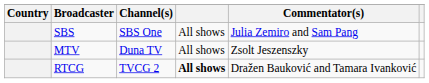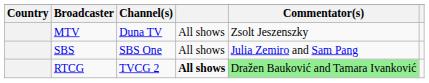rows swapped: (64, 31) <-> (67, 50)
(324, 68) no background -> (324, 68) lightgreen background
